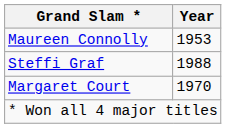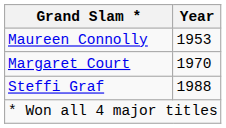rows swapped: (69, 88) <-> (56, 64)
